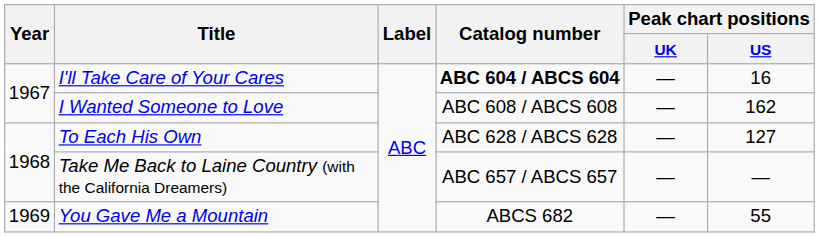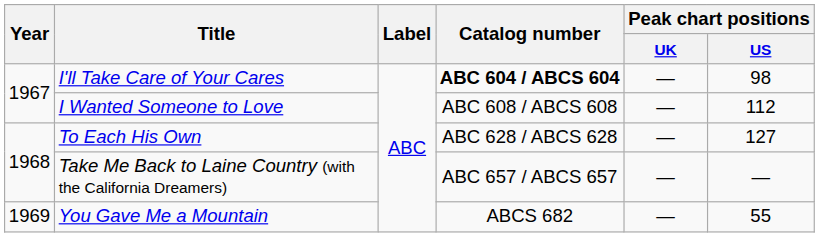(761, 78) 16 -> (761, 78) 98
(761, 107) 162 -> (761, 107) 112
